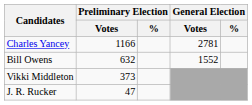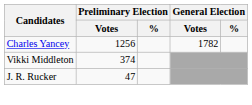(125, 44) 1166 -> (125, 44) 1256
(208, 44) 2781 -> (208, 44) 1782
- row: (29, 60)
(128, 76) 373 -> (128, 60) 374
